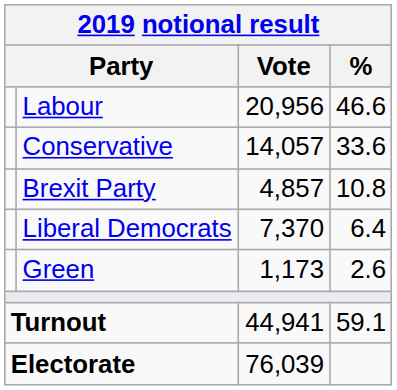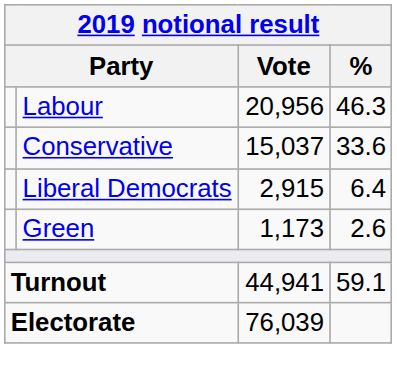(361, 106) 46.6 -> (361, 106) 46.3
(285, 147) 14,057 -> (285, 147) 15,037
- row: (89, 188)
(292, 229) 7,370 -> (292, 188) 2,915
